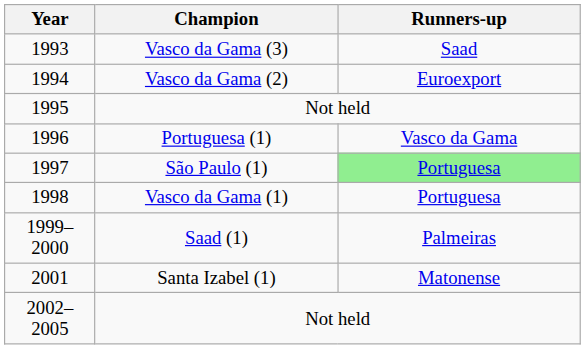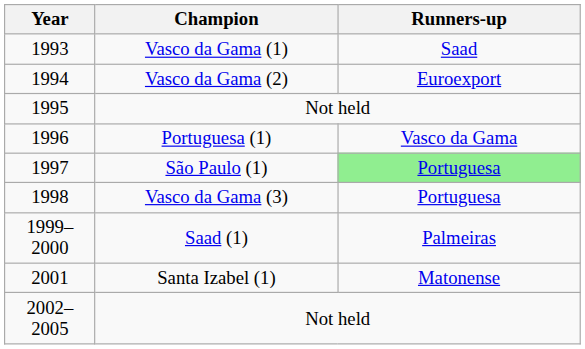(216, 49) Vasco da Gama (3) -> (216, 49) Vasco da Gama (1)
(216, 197) Vasco da Gama (1) -> (216, 197) Vasco da Gama (3)
